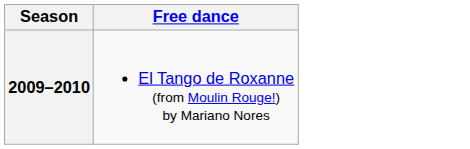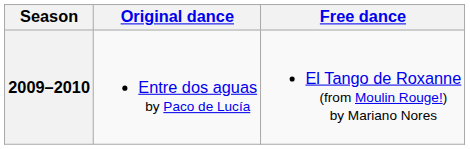+ column: (177, 17)
